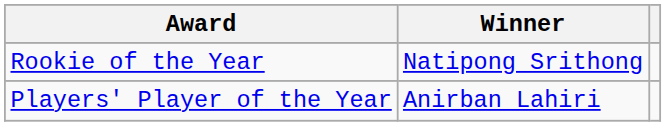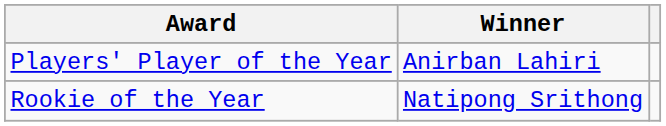rows swapped: (201, 101) <-> (138, 62)
